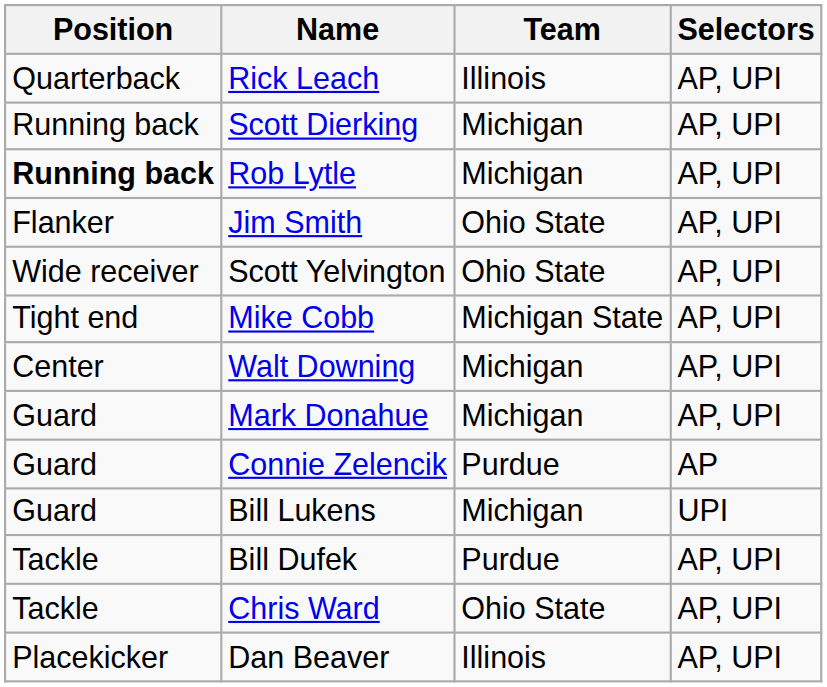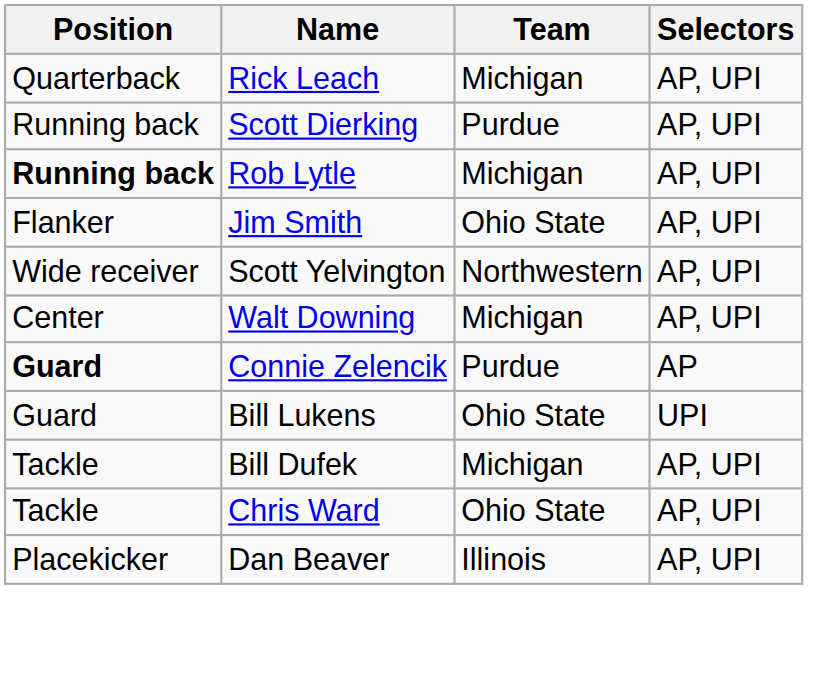(504, 78) Illinois -> (522, 78) Michigan
(522, 126) Michigan -> (511, 126) Purdue
(533, 271) Ohio State -> (552, 271) Northwestern
- row: (301, 319)
- row: (328, 415)
(55, 464) normal -> (57, 367) bold
(522, 512) Michigan -> (533, 415) Ohio State
(511, 560) Purdue -> (522, 464) Michigan
